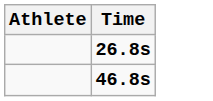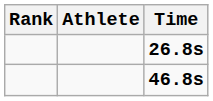+ column: (31, 20)
